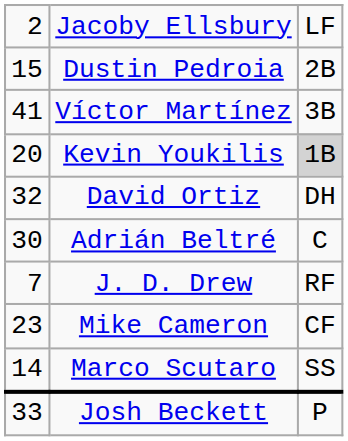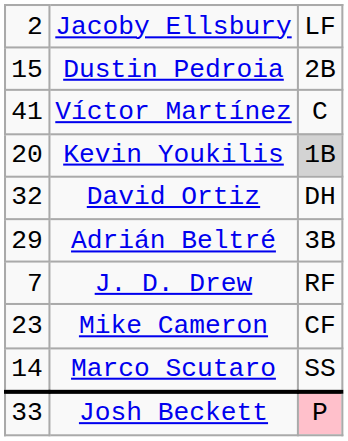(320, 112) 3B -> (320, 112) C
(27, 240) 30 -> (27, 240) 29
(320, 240) C -> (320, 240) 3B
(320, 414) no background -> (320, 414) pink background
